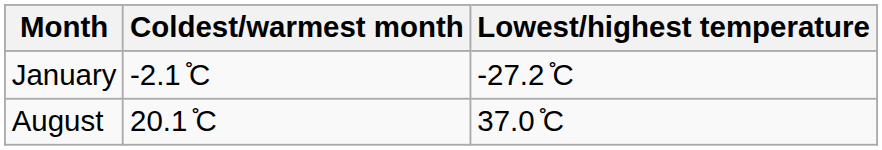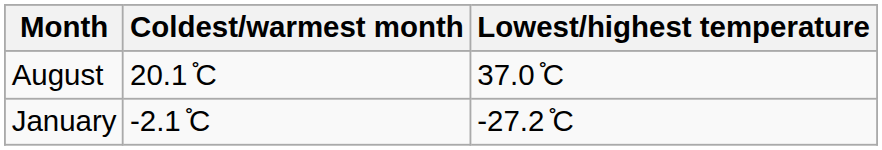rows swapped: (64, 74) <-> (58, 121)
